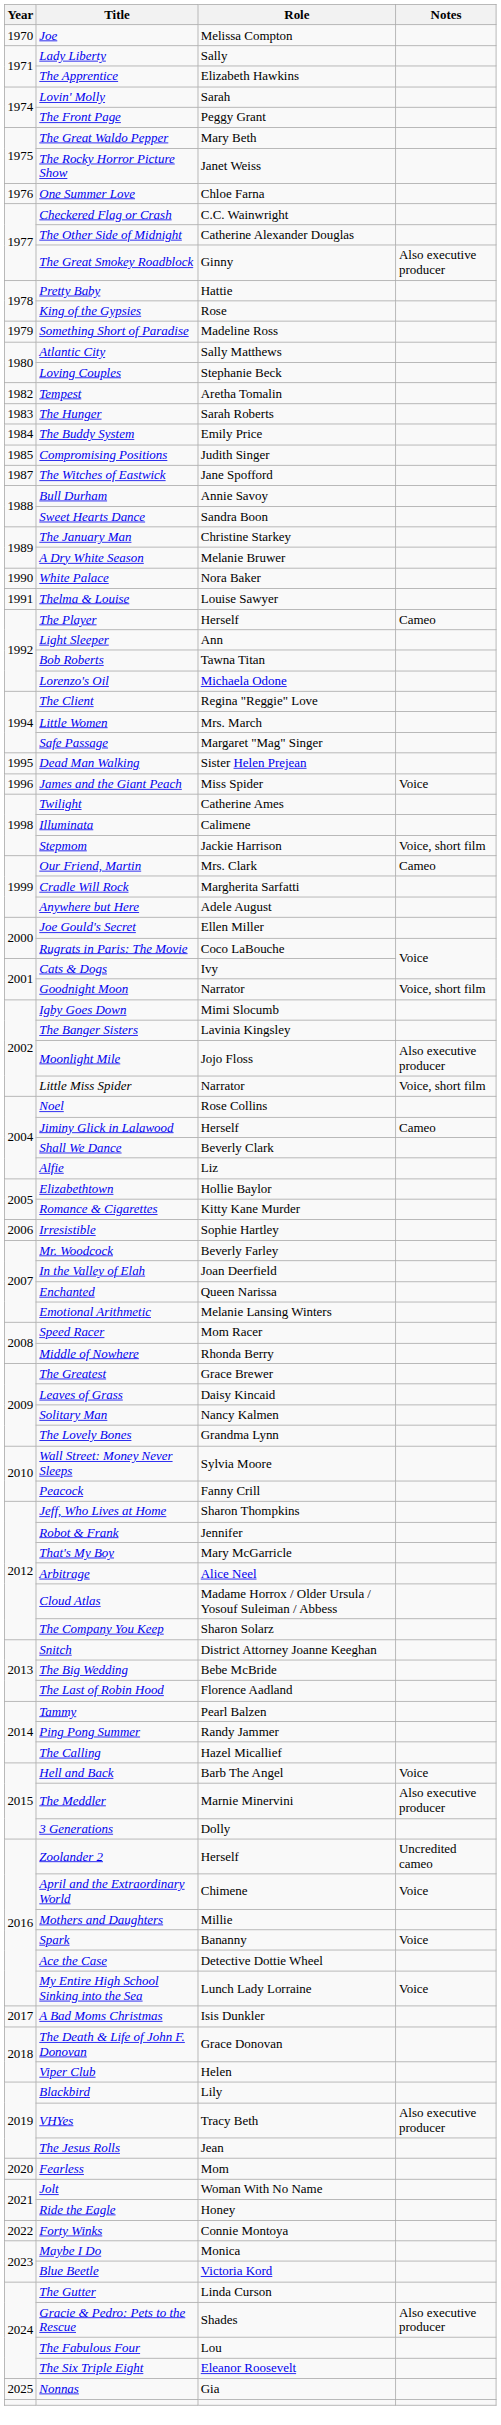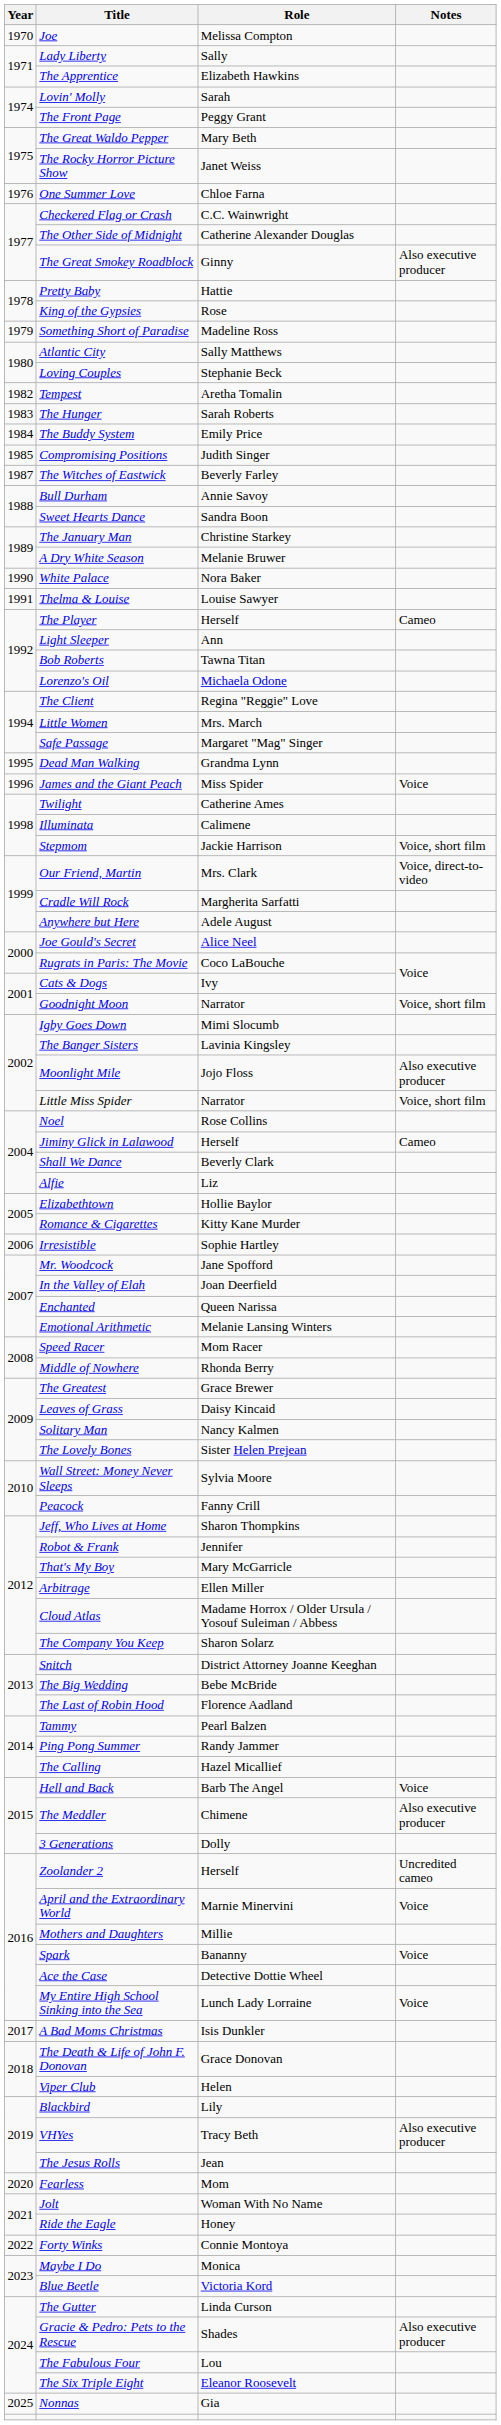(237, 475) Jane Spofford -> (239, 475) Beverly Farley
(254, 763) Sister Helen Prejean -> (240, 763) Grandma Lynn
(417, 866) Cameo -> (441, 873) Voice, direct-to-video
(232, 927) Ellen Miller -> (229, 942) Alice Neel
(239, 1250) Beverly Farley -> (237, 1265) Jane Spofford
(240, 1435) Grandma Lynn -> (254, 1450) Sister Helen Prejean
(229, 1573) Alice Neel -> (232, 1588) Ellen Miller
(247, 1800) Marnie Minervini -> (224, 1815) Chimene
(224, 1891) Chimene -> (247, 1906) Marnie Minervini
